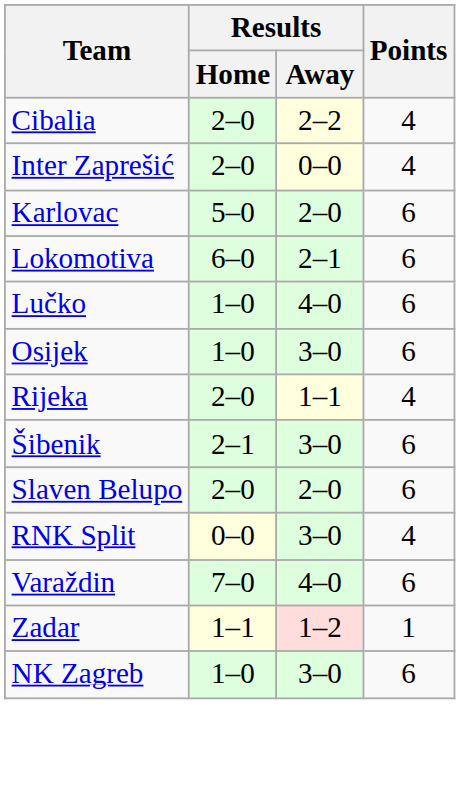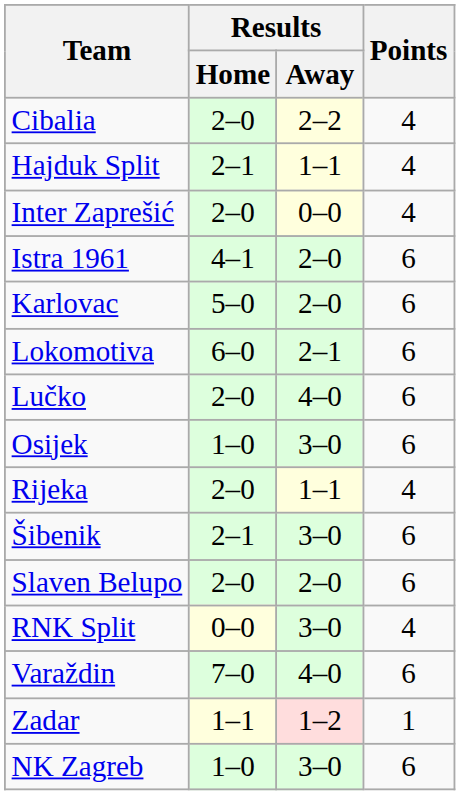+ row: (86, 166)
+ row: (70, 258)
(233, 304) 1–0 -> (233, 397) 2–0
